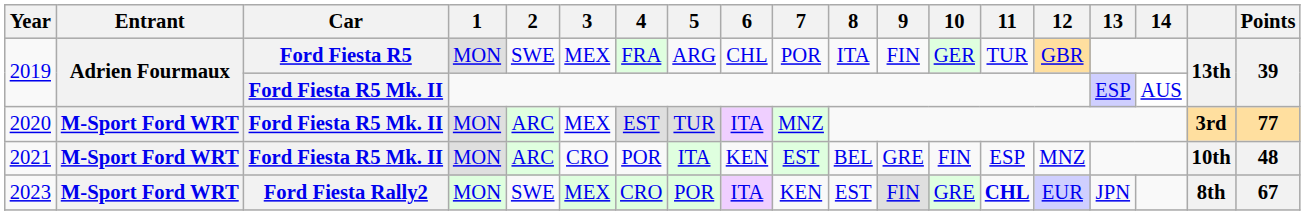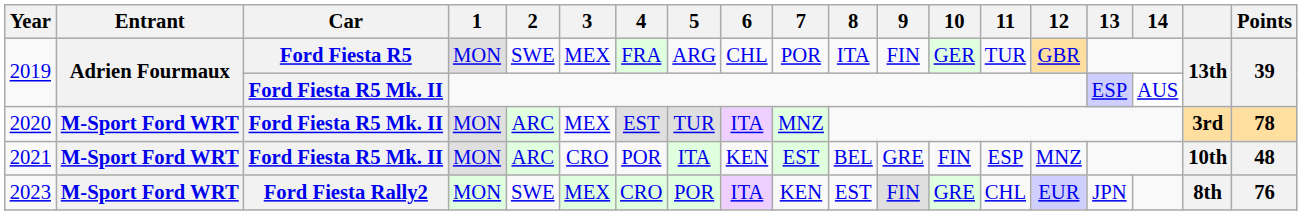(1268, 123) 77 -> (1265, 123) 78
(1007, 191) bold -> (1005, 191) normal
(1268, 191) 67 -> (1265, 191) 76
